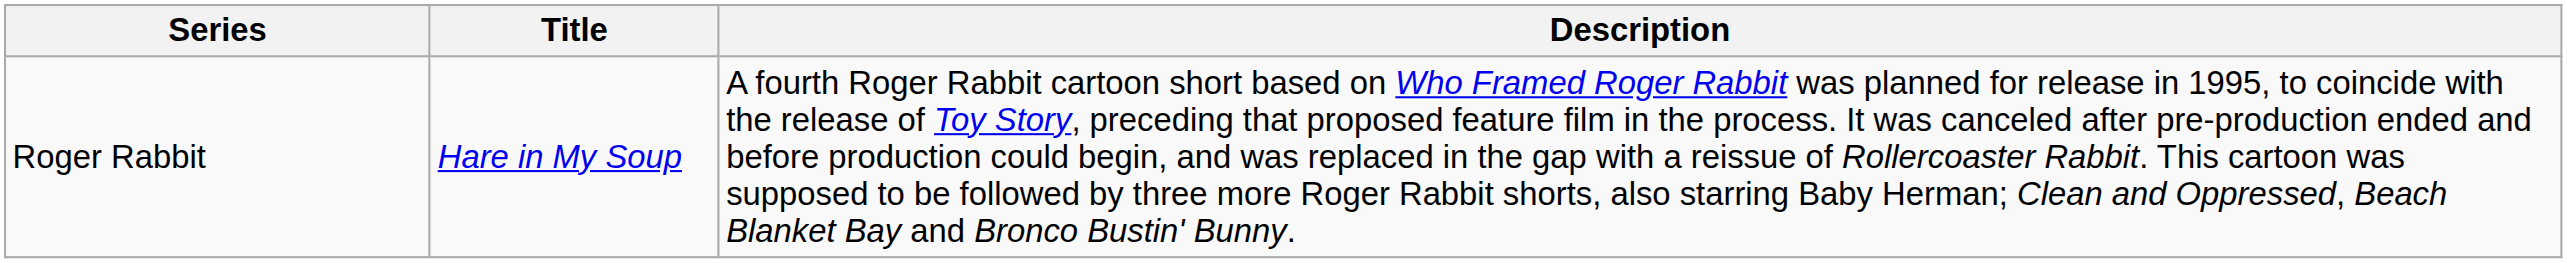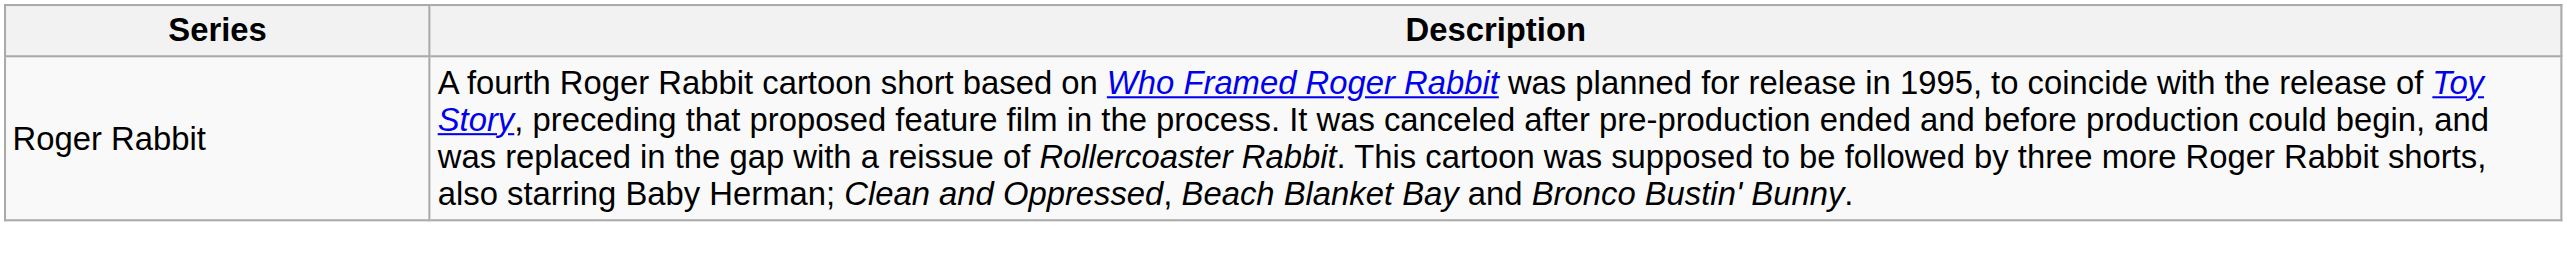- column: (574, 30)
